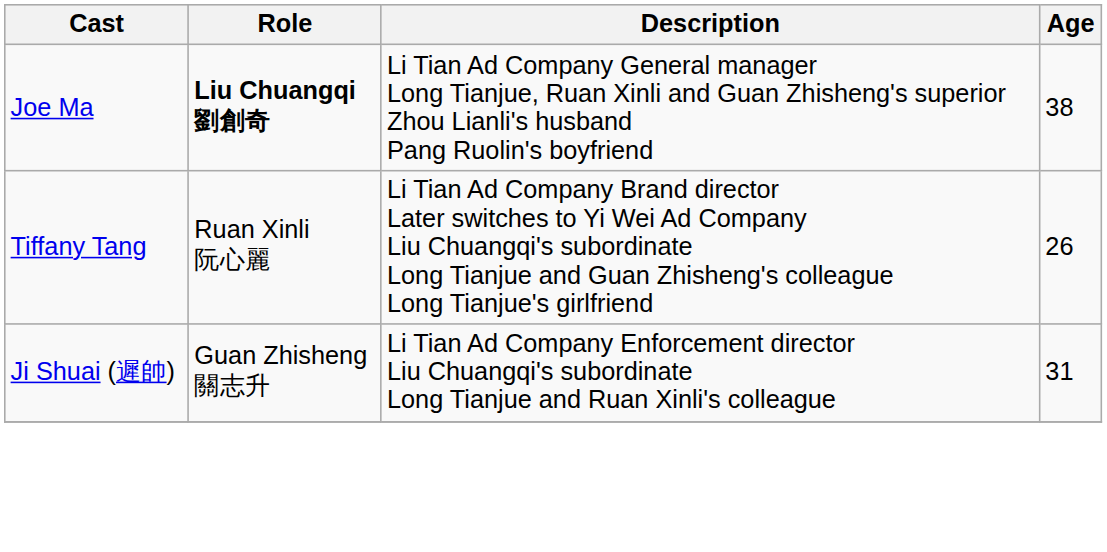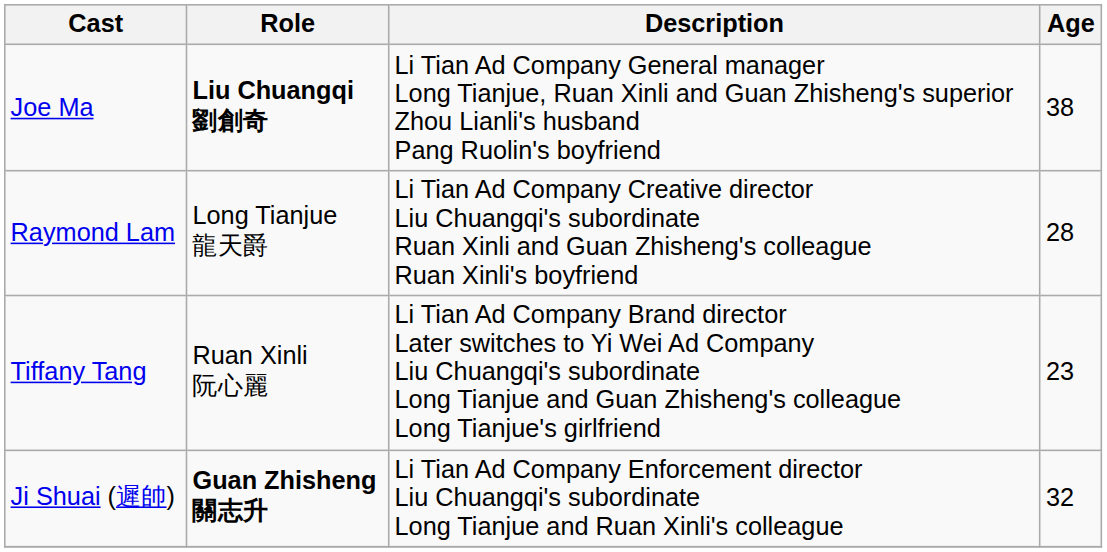+ row: (93, 232)
(1059, 246) 26 -> (1060, 372) 23
(281, 370) normal -> (284, 496) bold
(1059, 372) 31 -> (1060, 497) 32
